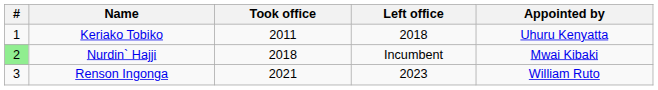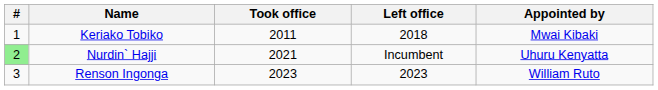(564, 34) Uhuru Kenyatta -> (564, 34) Mwai Kibaki
(283, 54) 2018 -> (283, 54) 2021
(564, 54) Mwai Kibaki -> (564, 54) Uhuru Kenyatta
(283, 74) 2021 -> (283, 74) 2023
